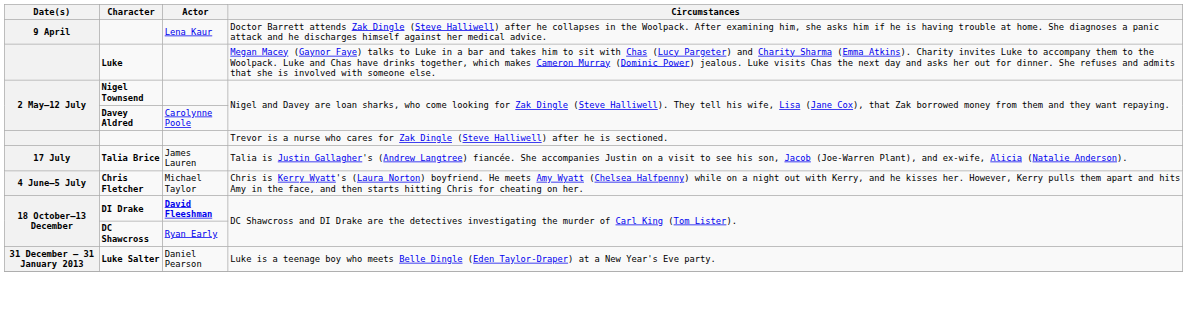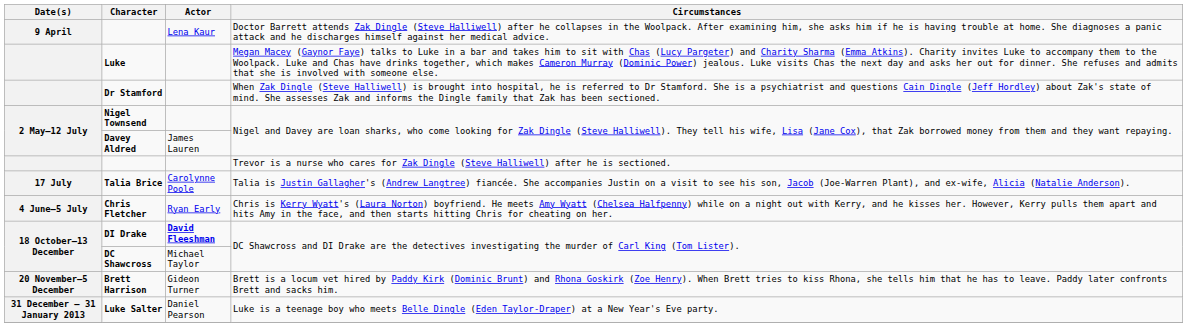+ row: (133, 92)
(188, 118) Carolynne Poole -> (183, 143) James Lauren
(181, 158) James Lauren -> (191, 183) Carolynne Poole
(183, 183) Michael Taylor -> (194, 208) Ryan Early
(191, 233) Ryan Early -> (186, 259) Michael Taylor
+ row: (125, 284)
